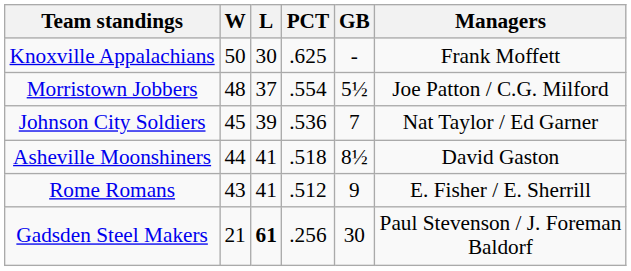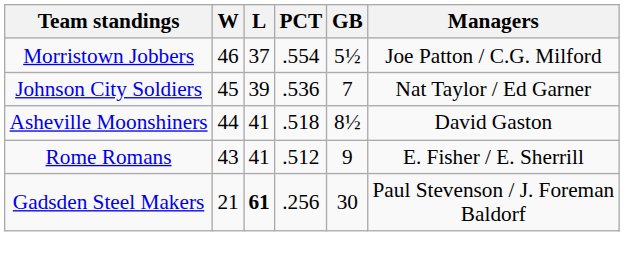- row: (112, 55)
(235, 88) 48 -> (228, 55) 46
